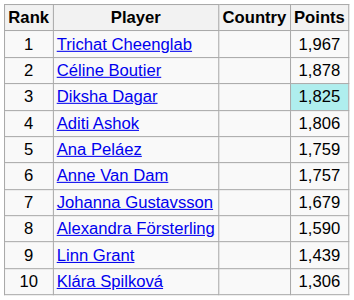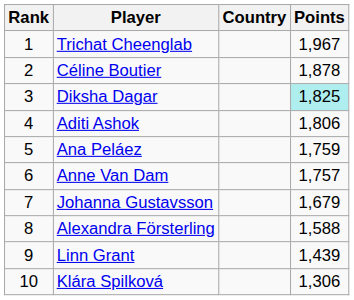(319, 228) 1,590 -> (319, 228) 1,588
